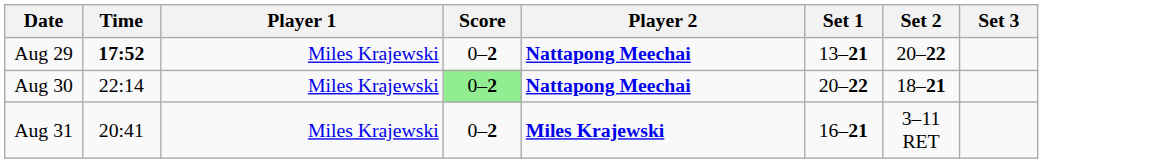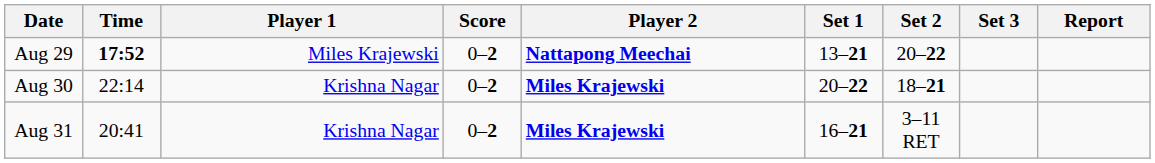+ column: (1094, 21)
(373, 86) Miles Krajewski -> (381, 86) Krishna Nagar
(482, 86) lightgreen background -> (482, 86) no background
(608, 86) Nattapong Meechai -> (595, 86) Miles Krajewski
(373, 130) Miles Krajewski -> (381, 130) Krishna Nagar
